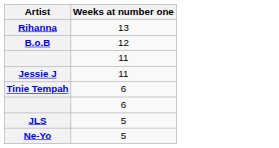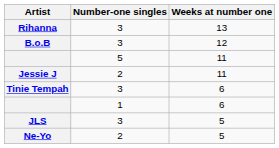+ column: (120, 12)
